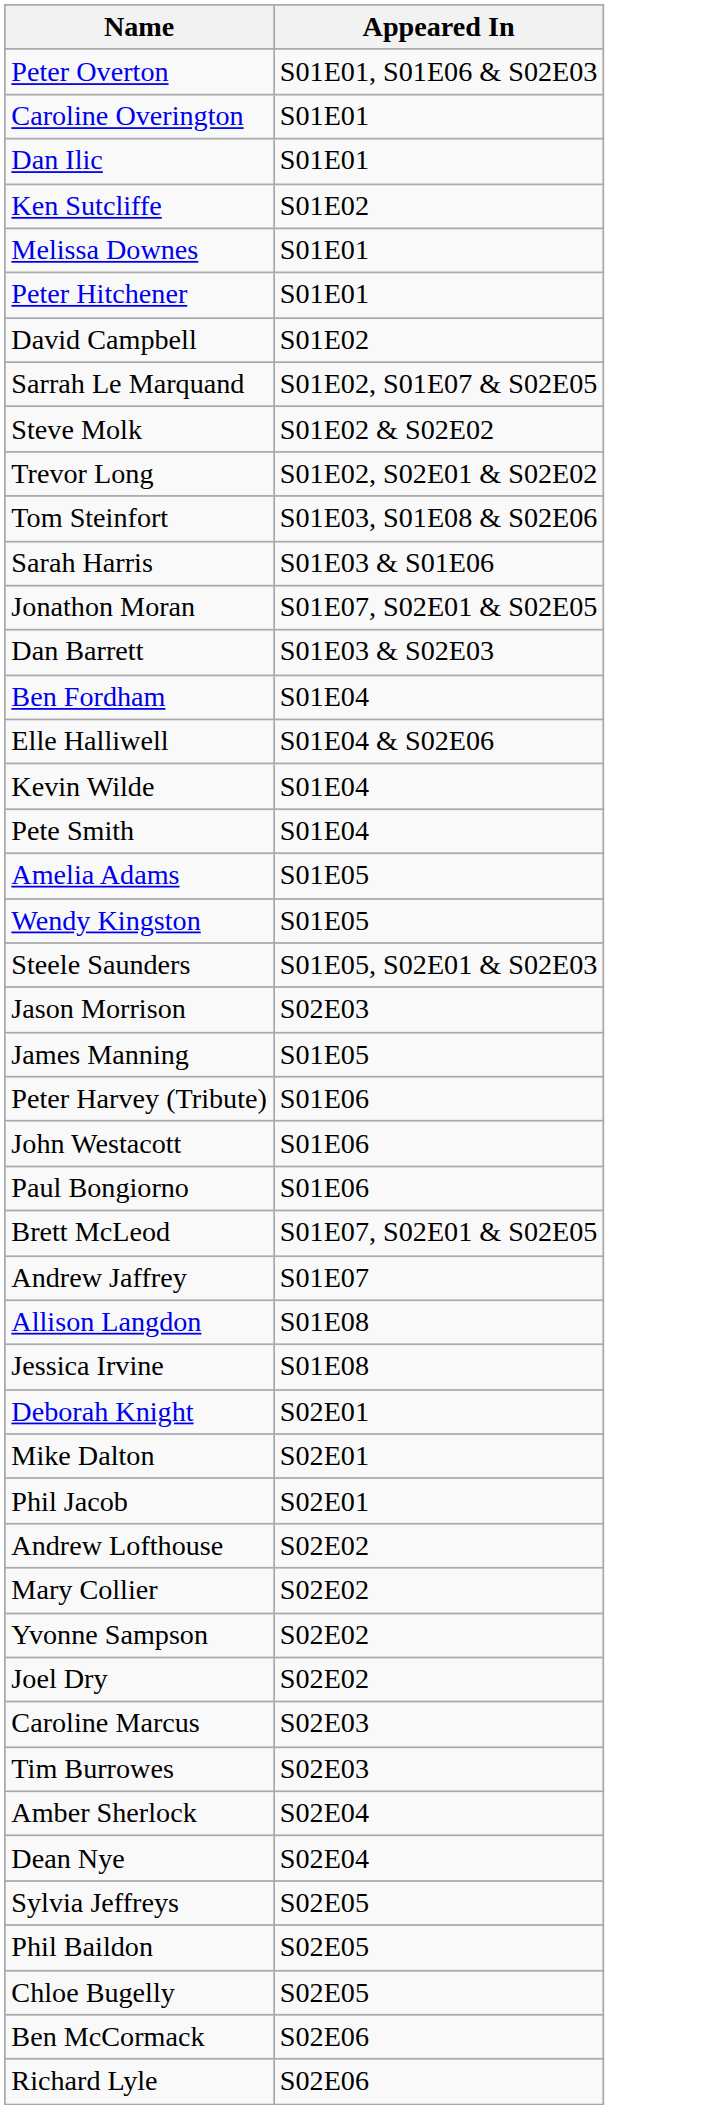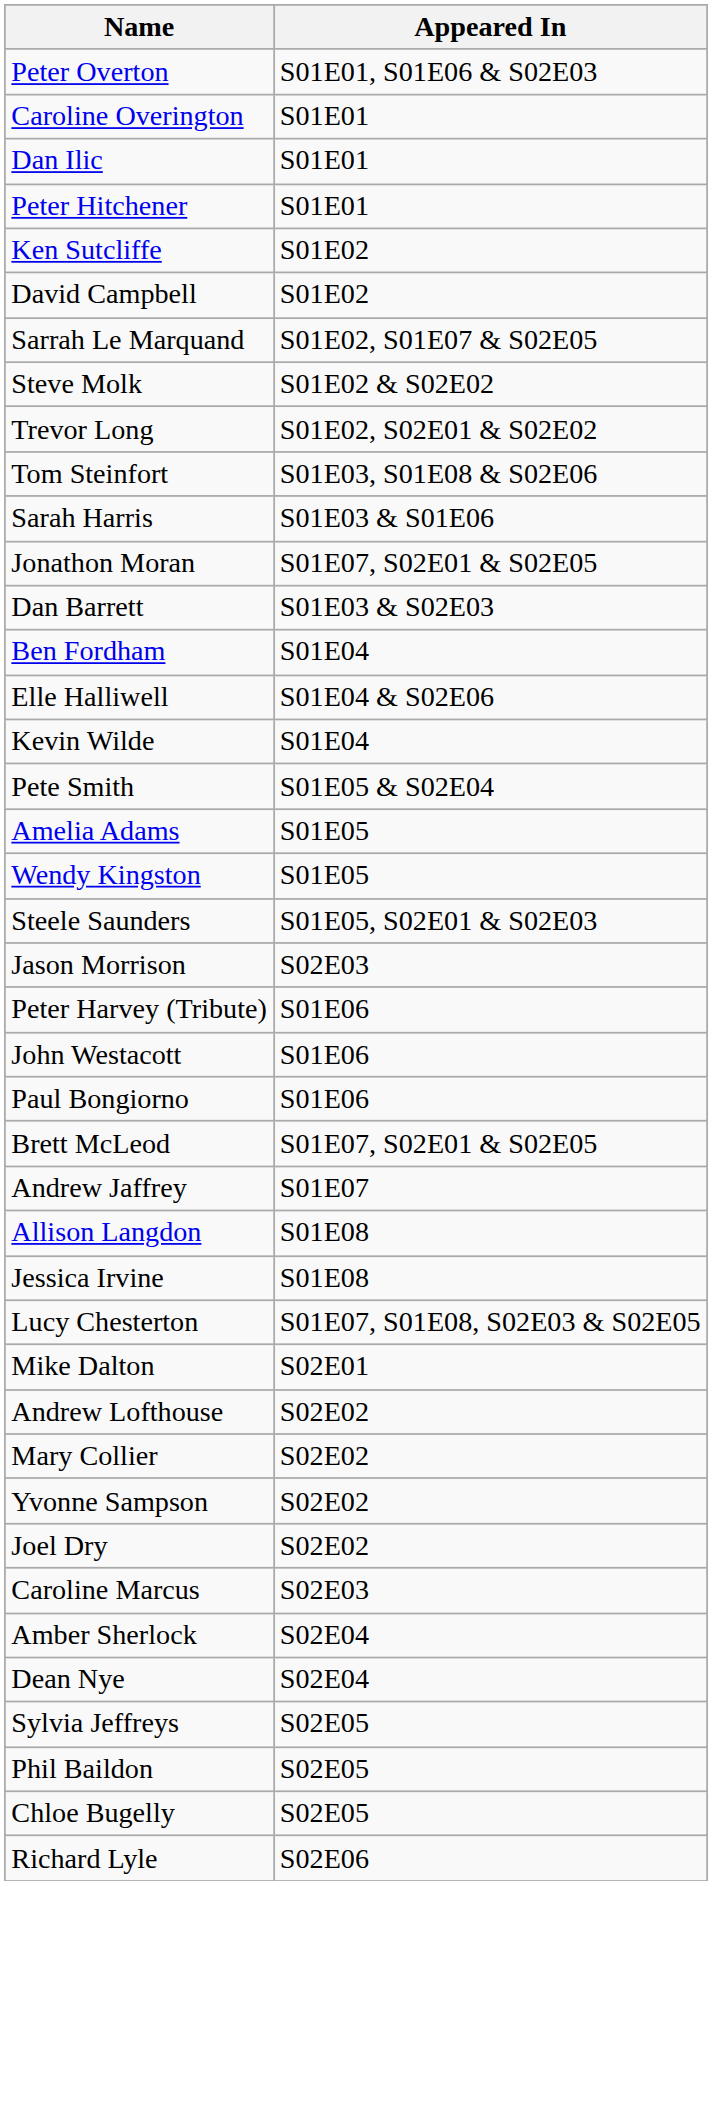rows swapped: (99, 294) <-> (87, 205)
- row: (105, 250)
(324, 830) S01E04 -> (387, 786) S01E05 & S02E04
- row: (100, 1054)
+ row: (105, 1321)
- row: (102, 1411)
- row: (70, 1500)
- row: (93, 1768)
- row: (108, 2036)
